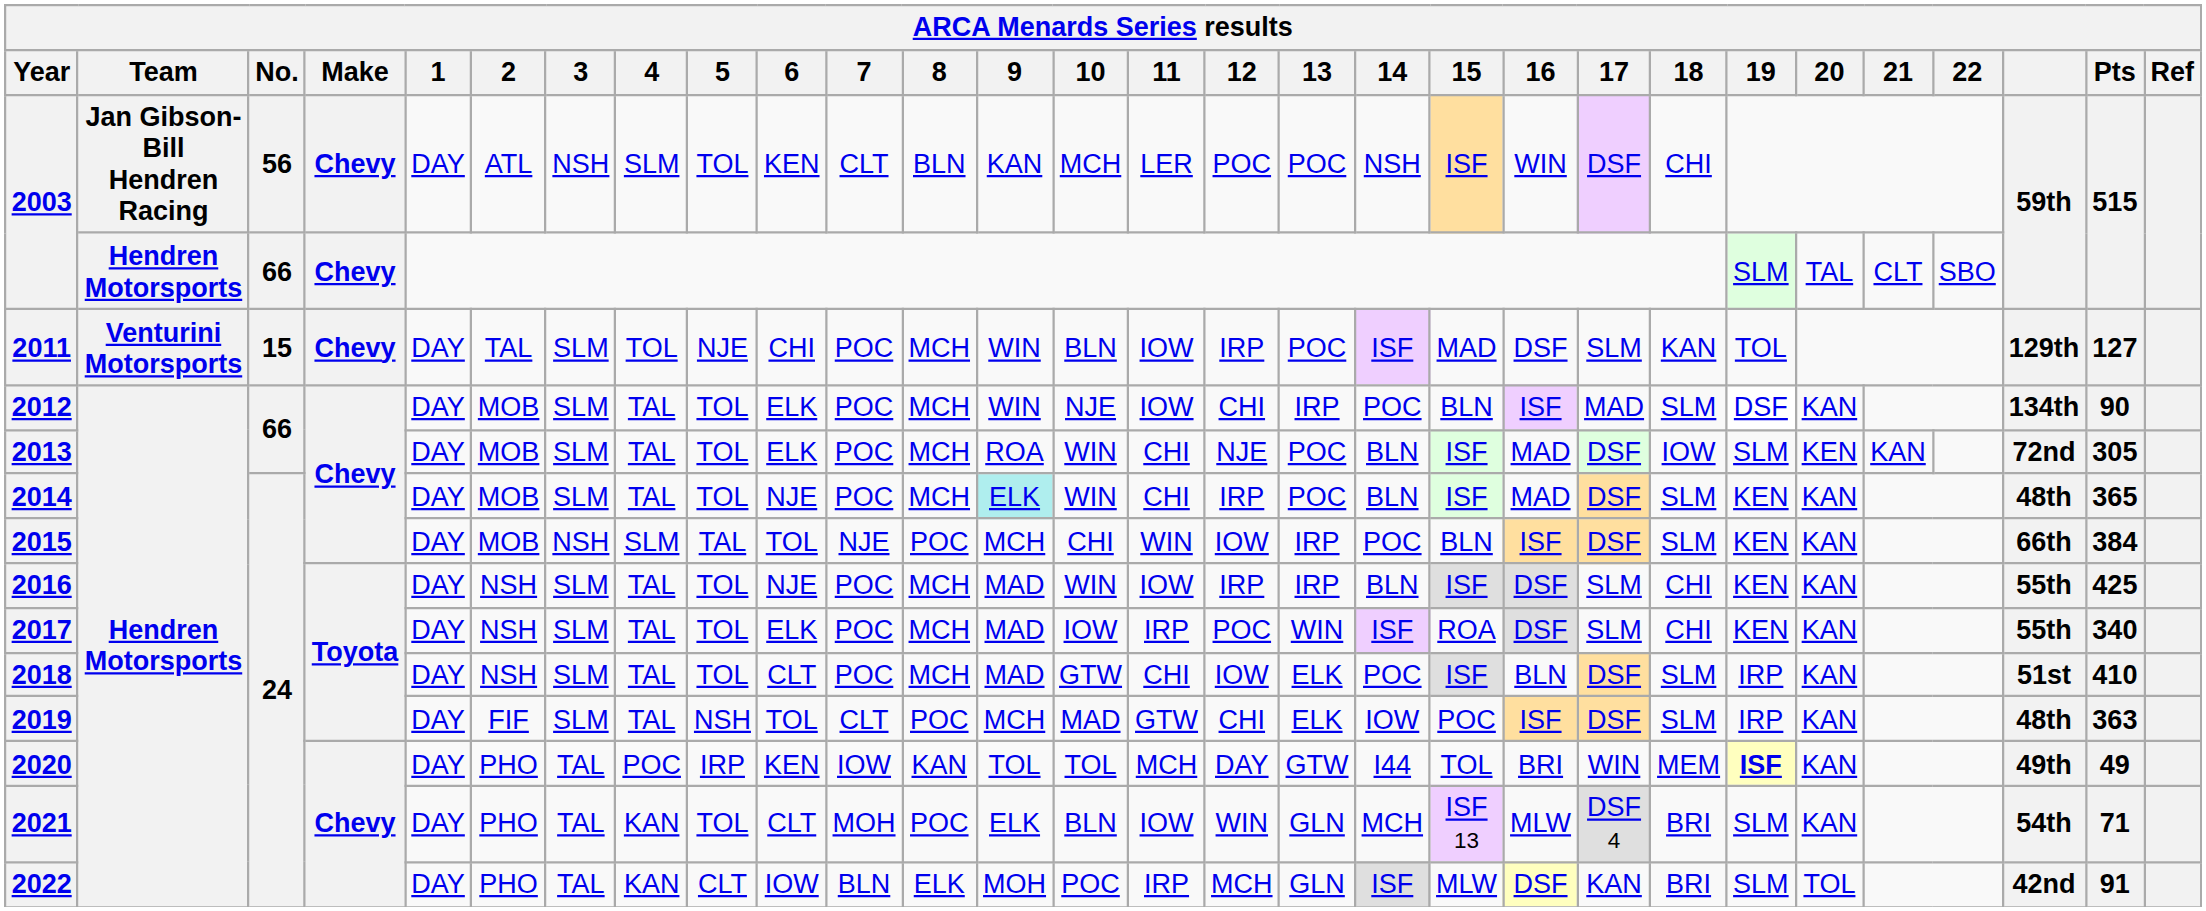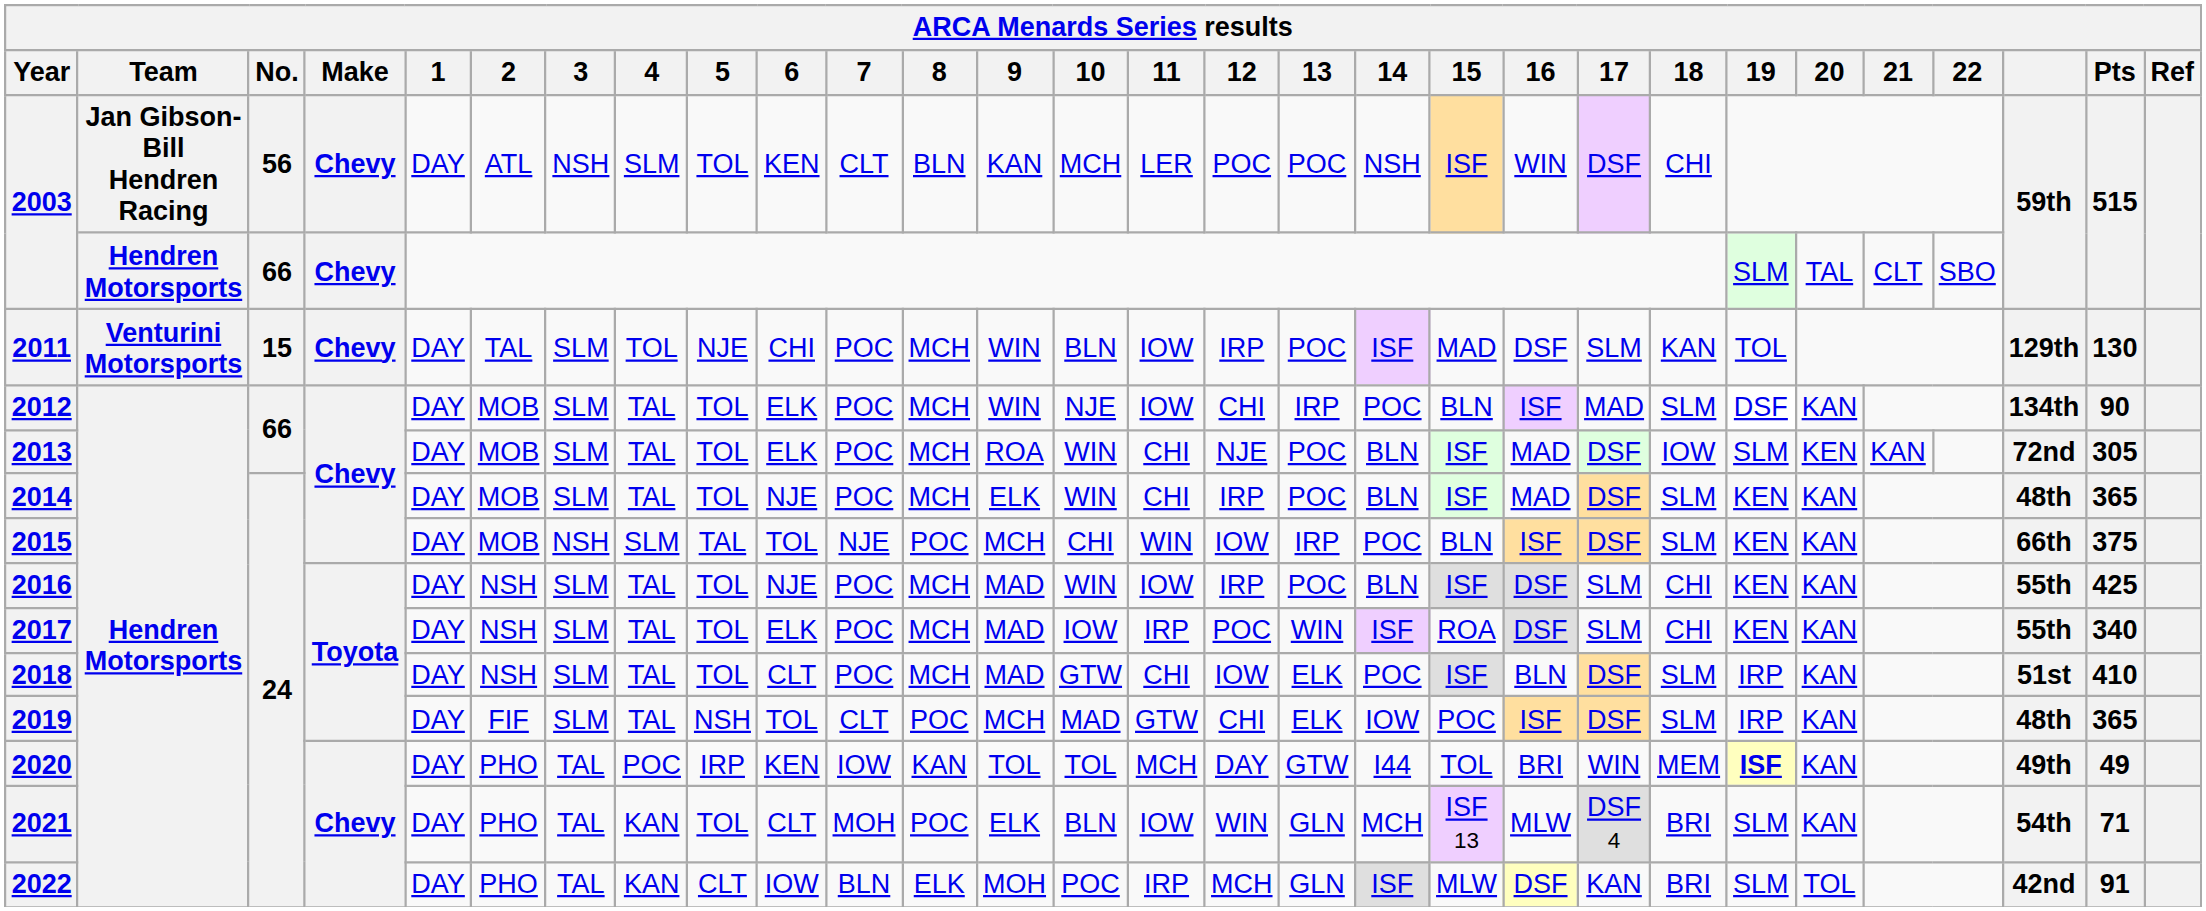(2115, 347) 127 -> (2115, 347) 130
(1015, 496) paleturquoise background -> (1015, 496) no background
(2115, 541) 384 -> (2115, 541) 375
(1317, 585) IRP -> (1317, 585) POC
(2115, 719) 363 -> (2115, 719) 365
